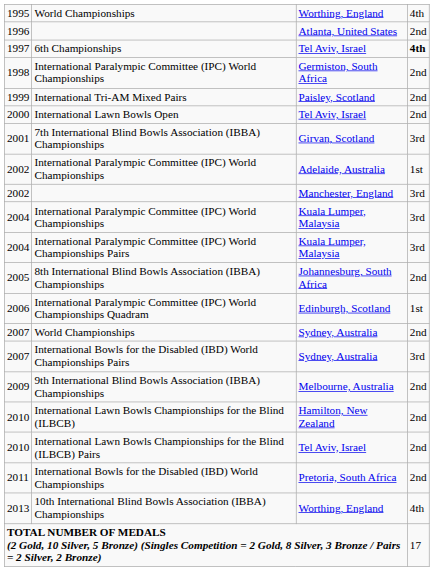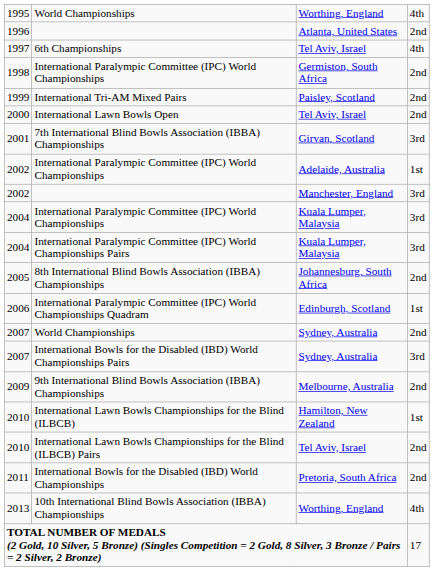(418, 48) bold -> (417, 48) normal
(418, 417) 2nd -> (416, 417) 1st
